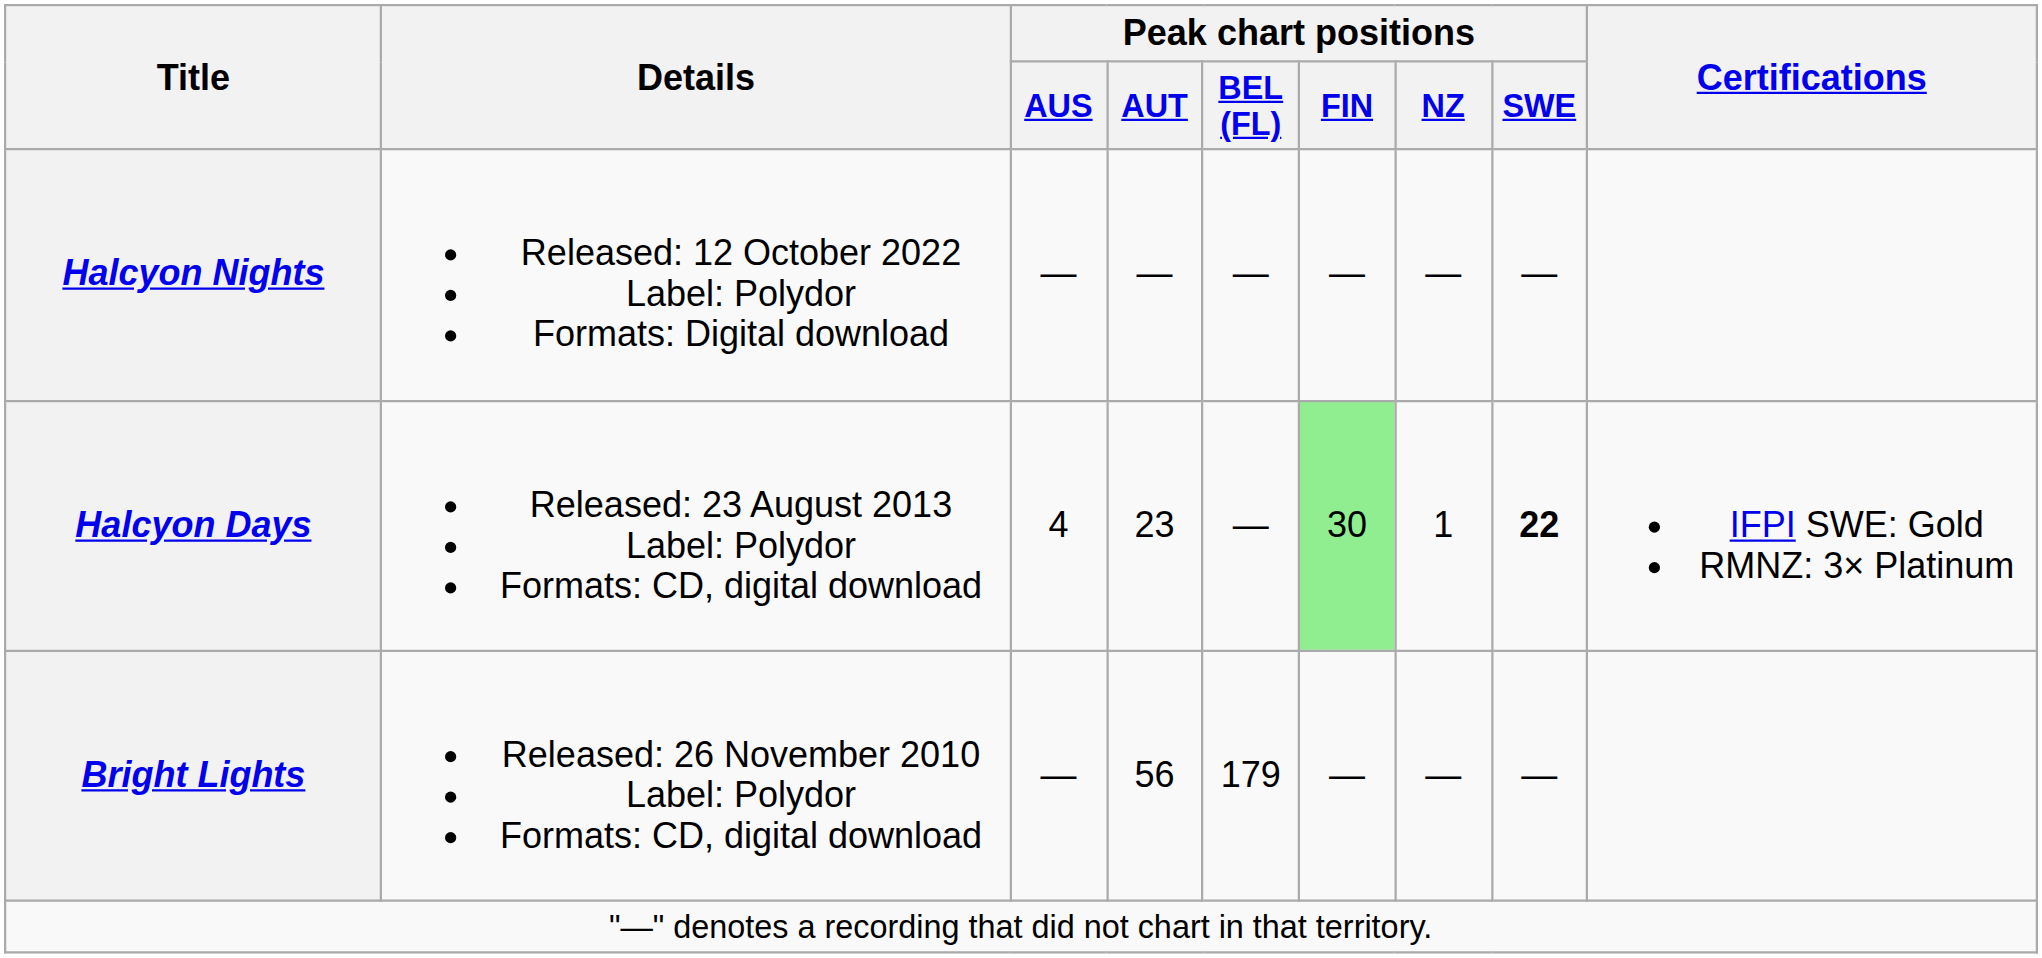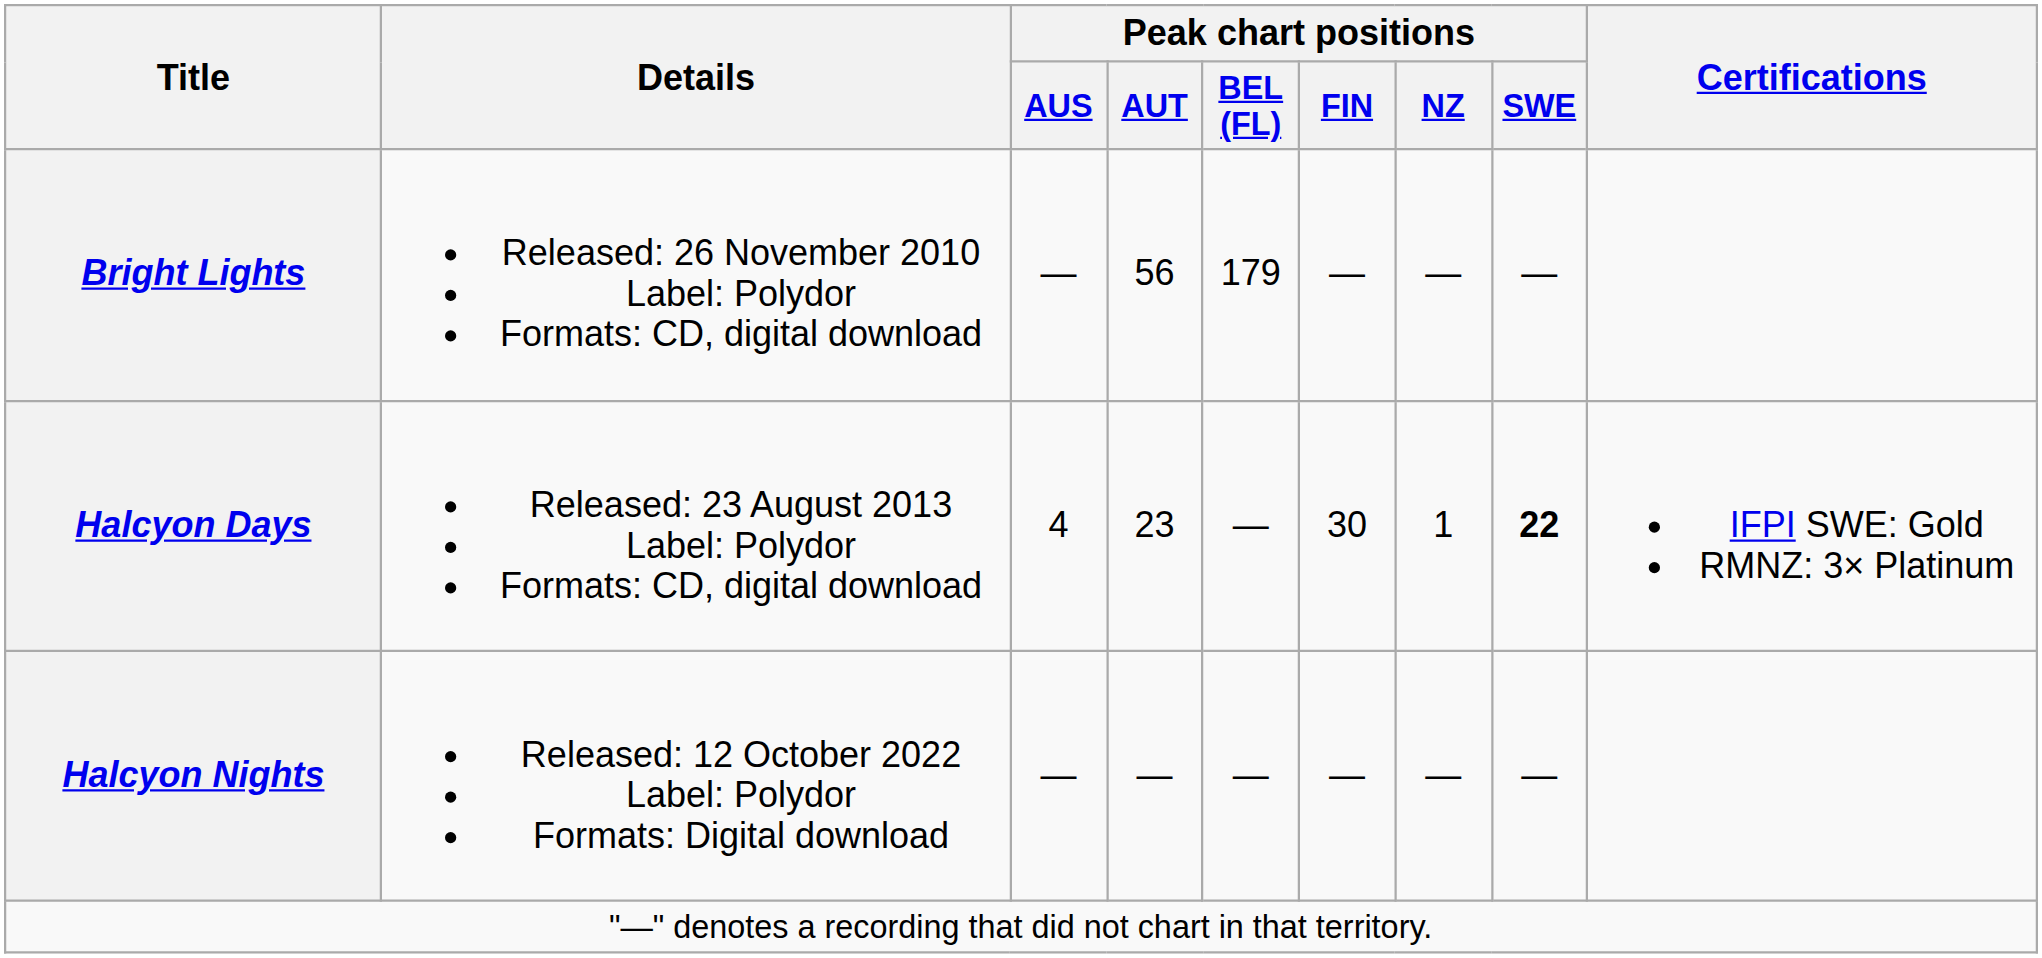rows swapped: (193, 775) <-> (193, 274)
(1347, 524) lightgreen background -> (1347, 524) no background
